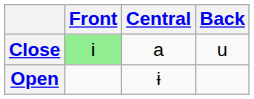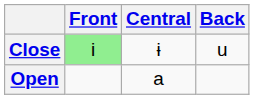(159, 49) a -> (159, 49) ɨ
(159, 79) ɨ -> (159, 79) a
